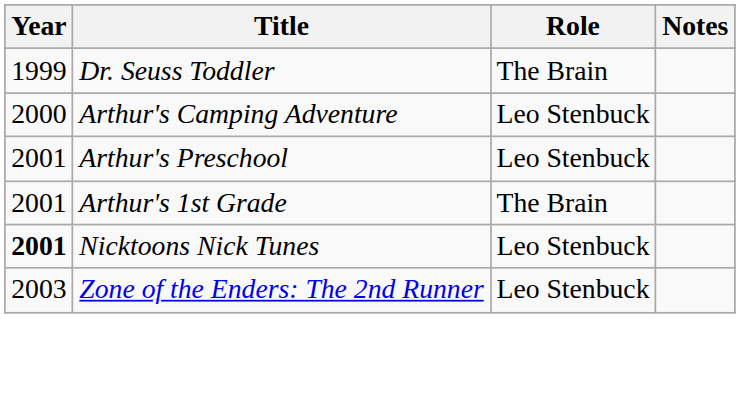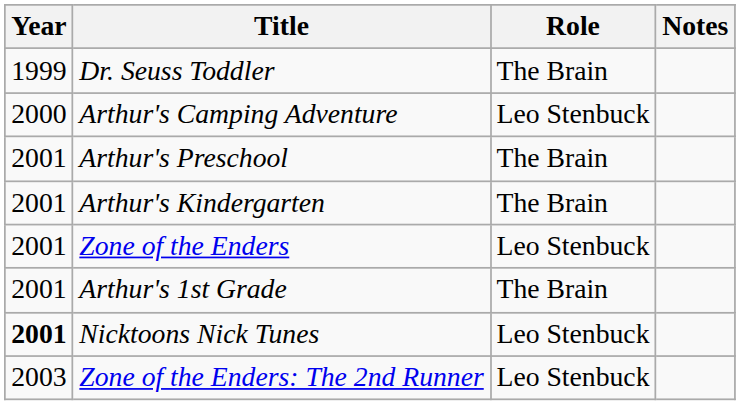(573, 158) Leo Stenbuck -> (552, 158) The Brain
+ row: (202, 202)
+ row: (184, 245)
